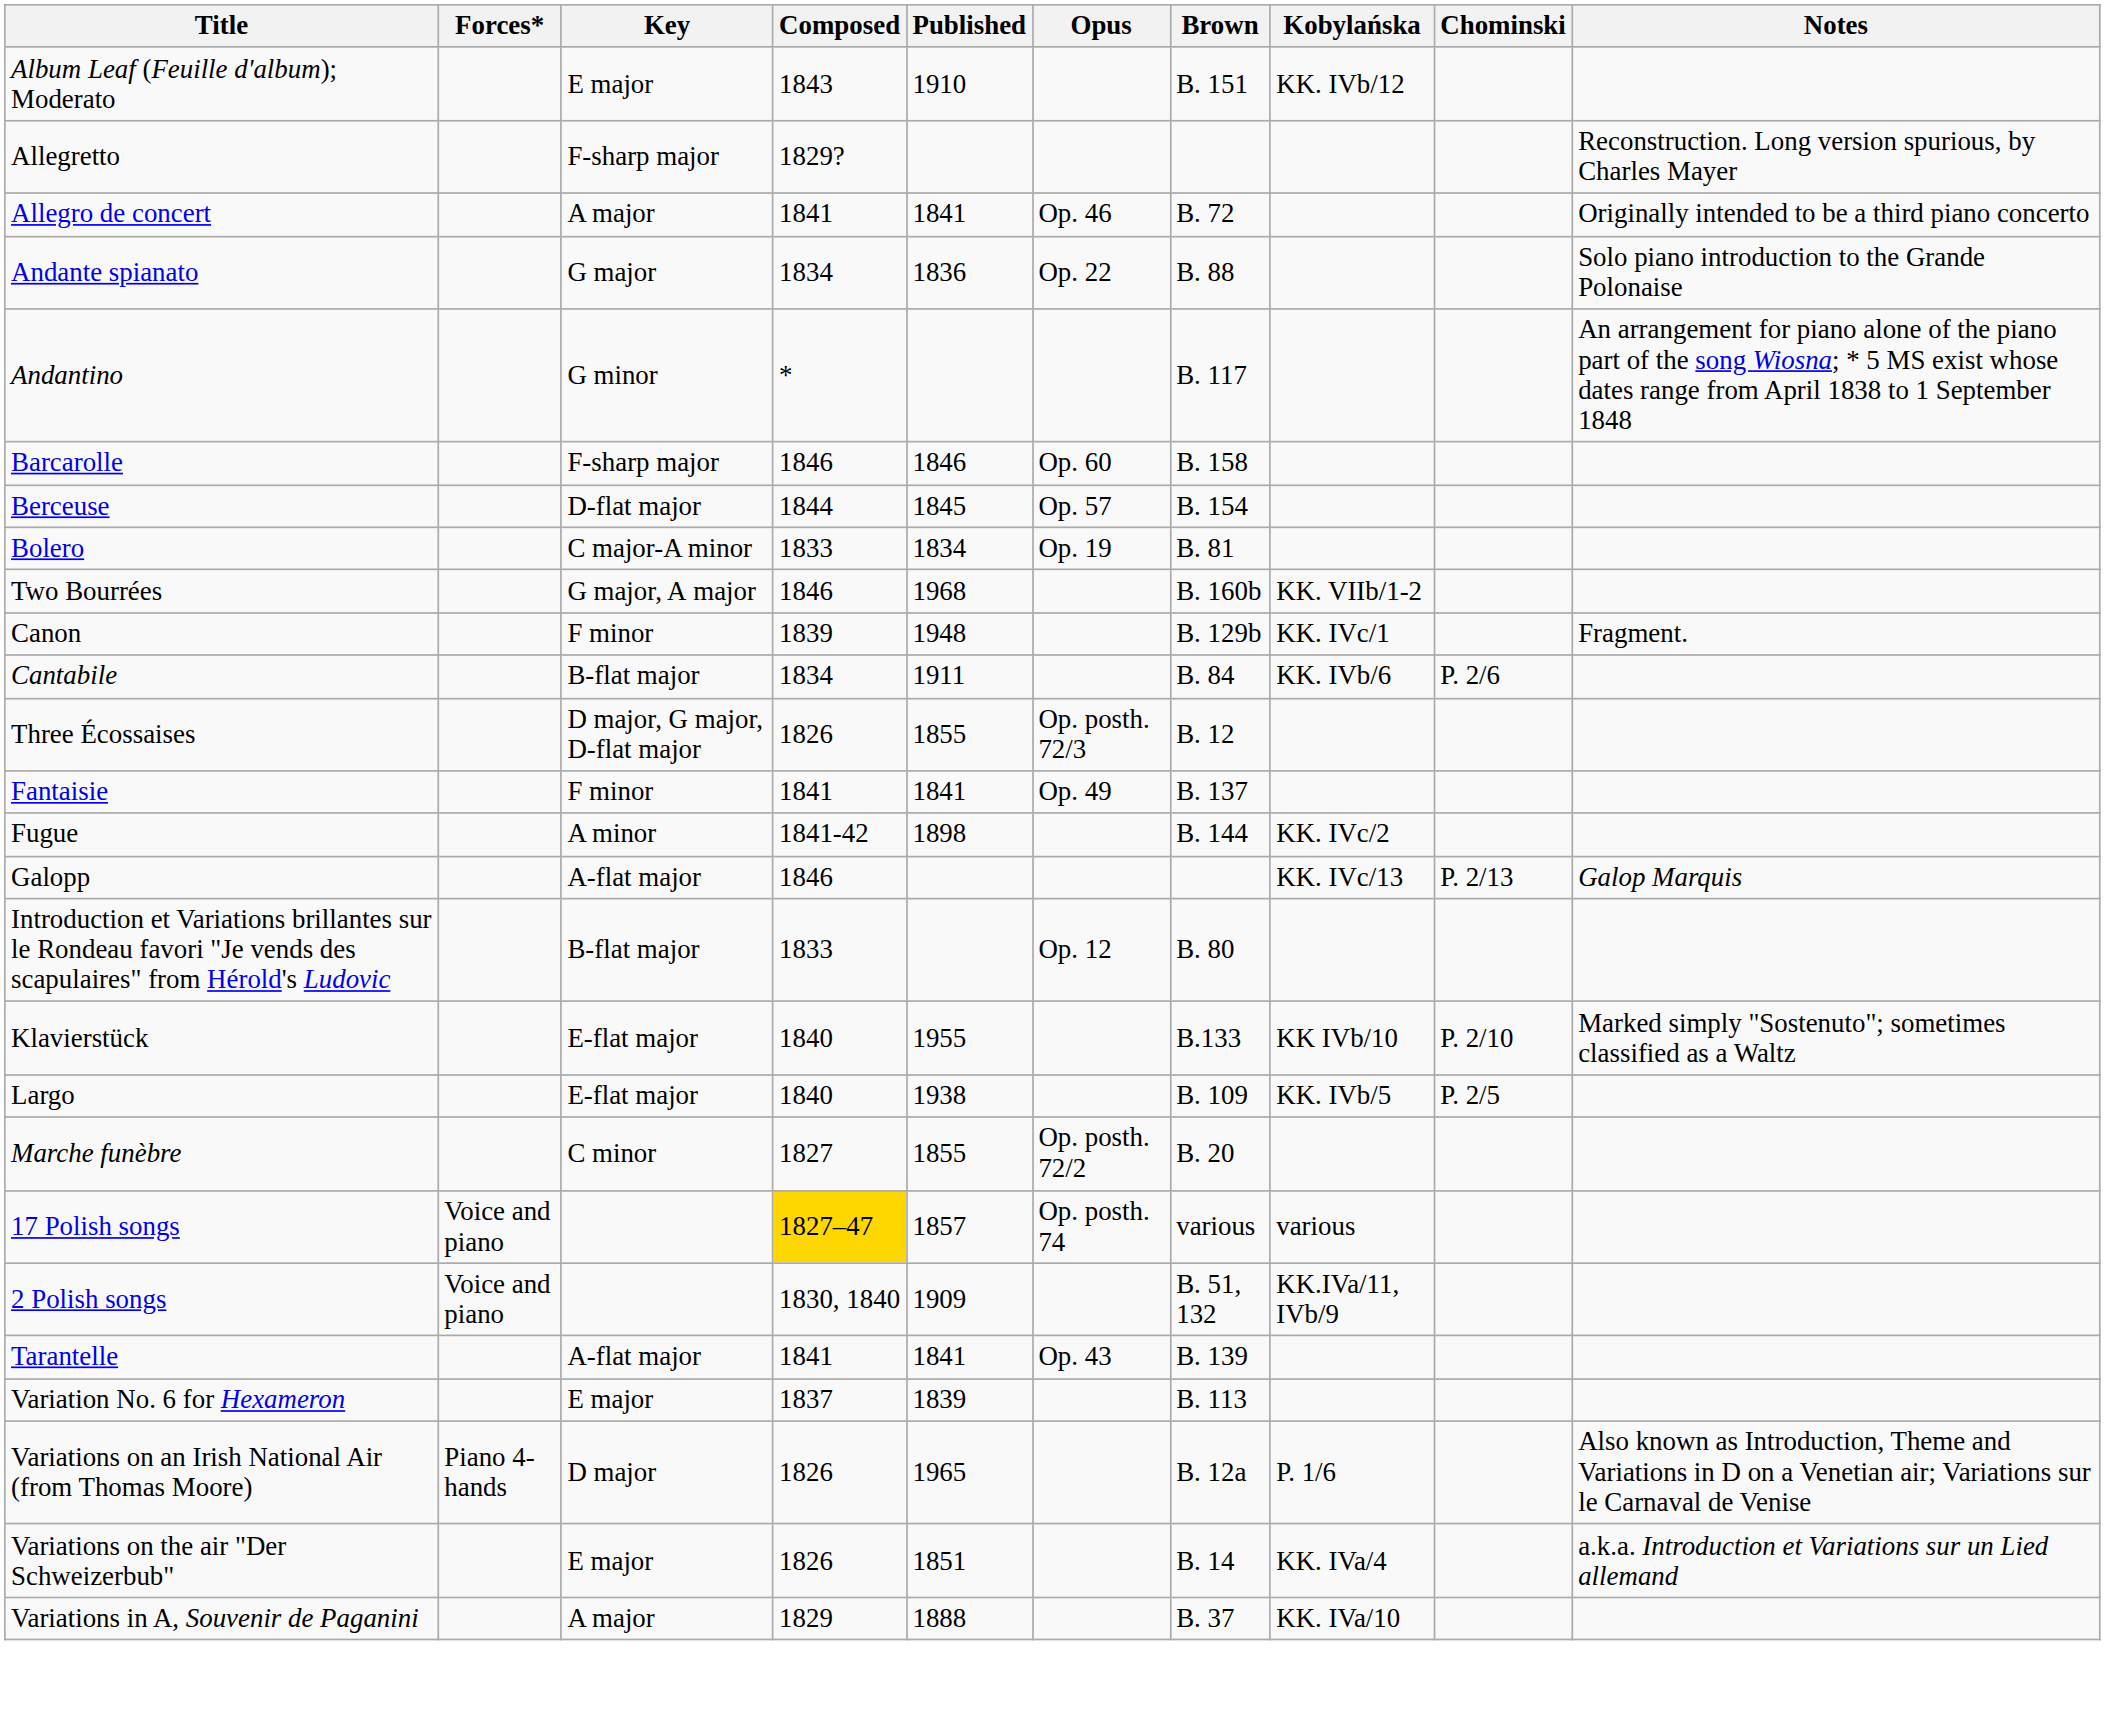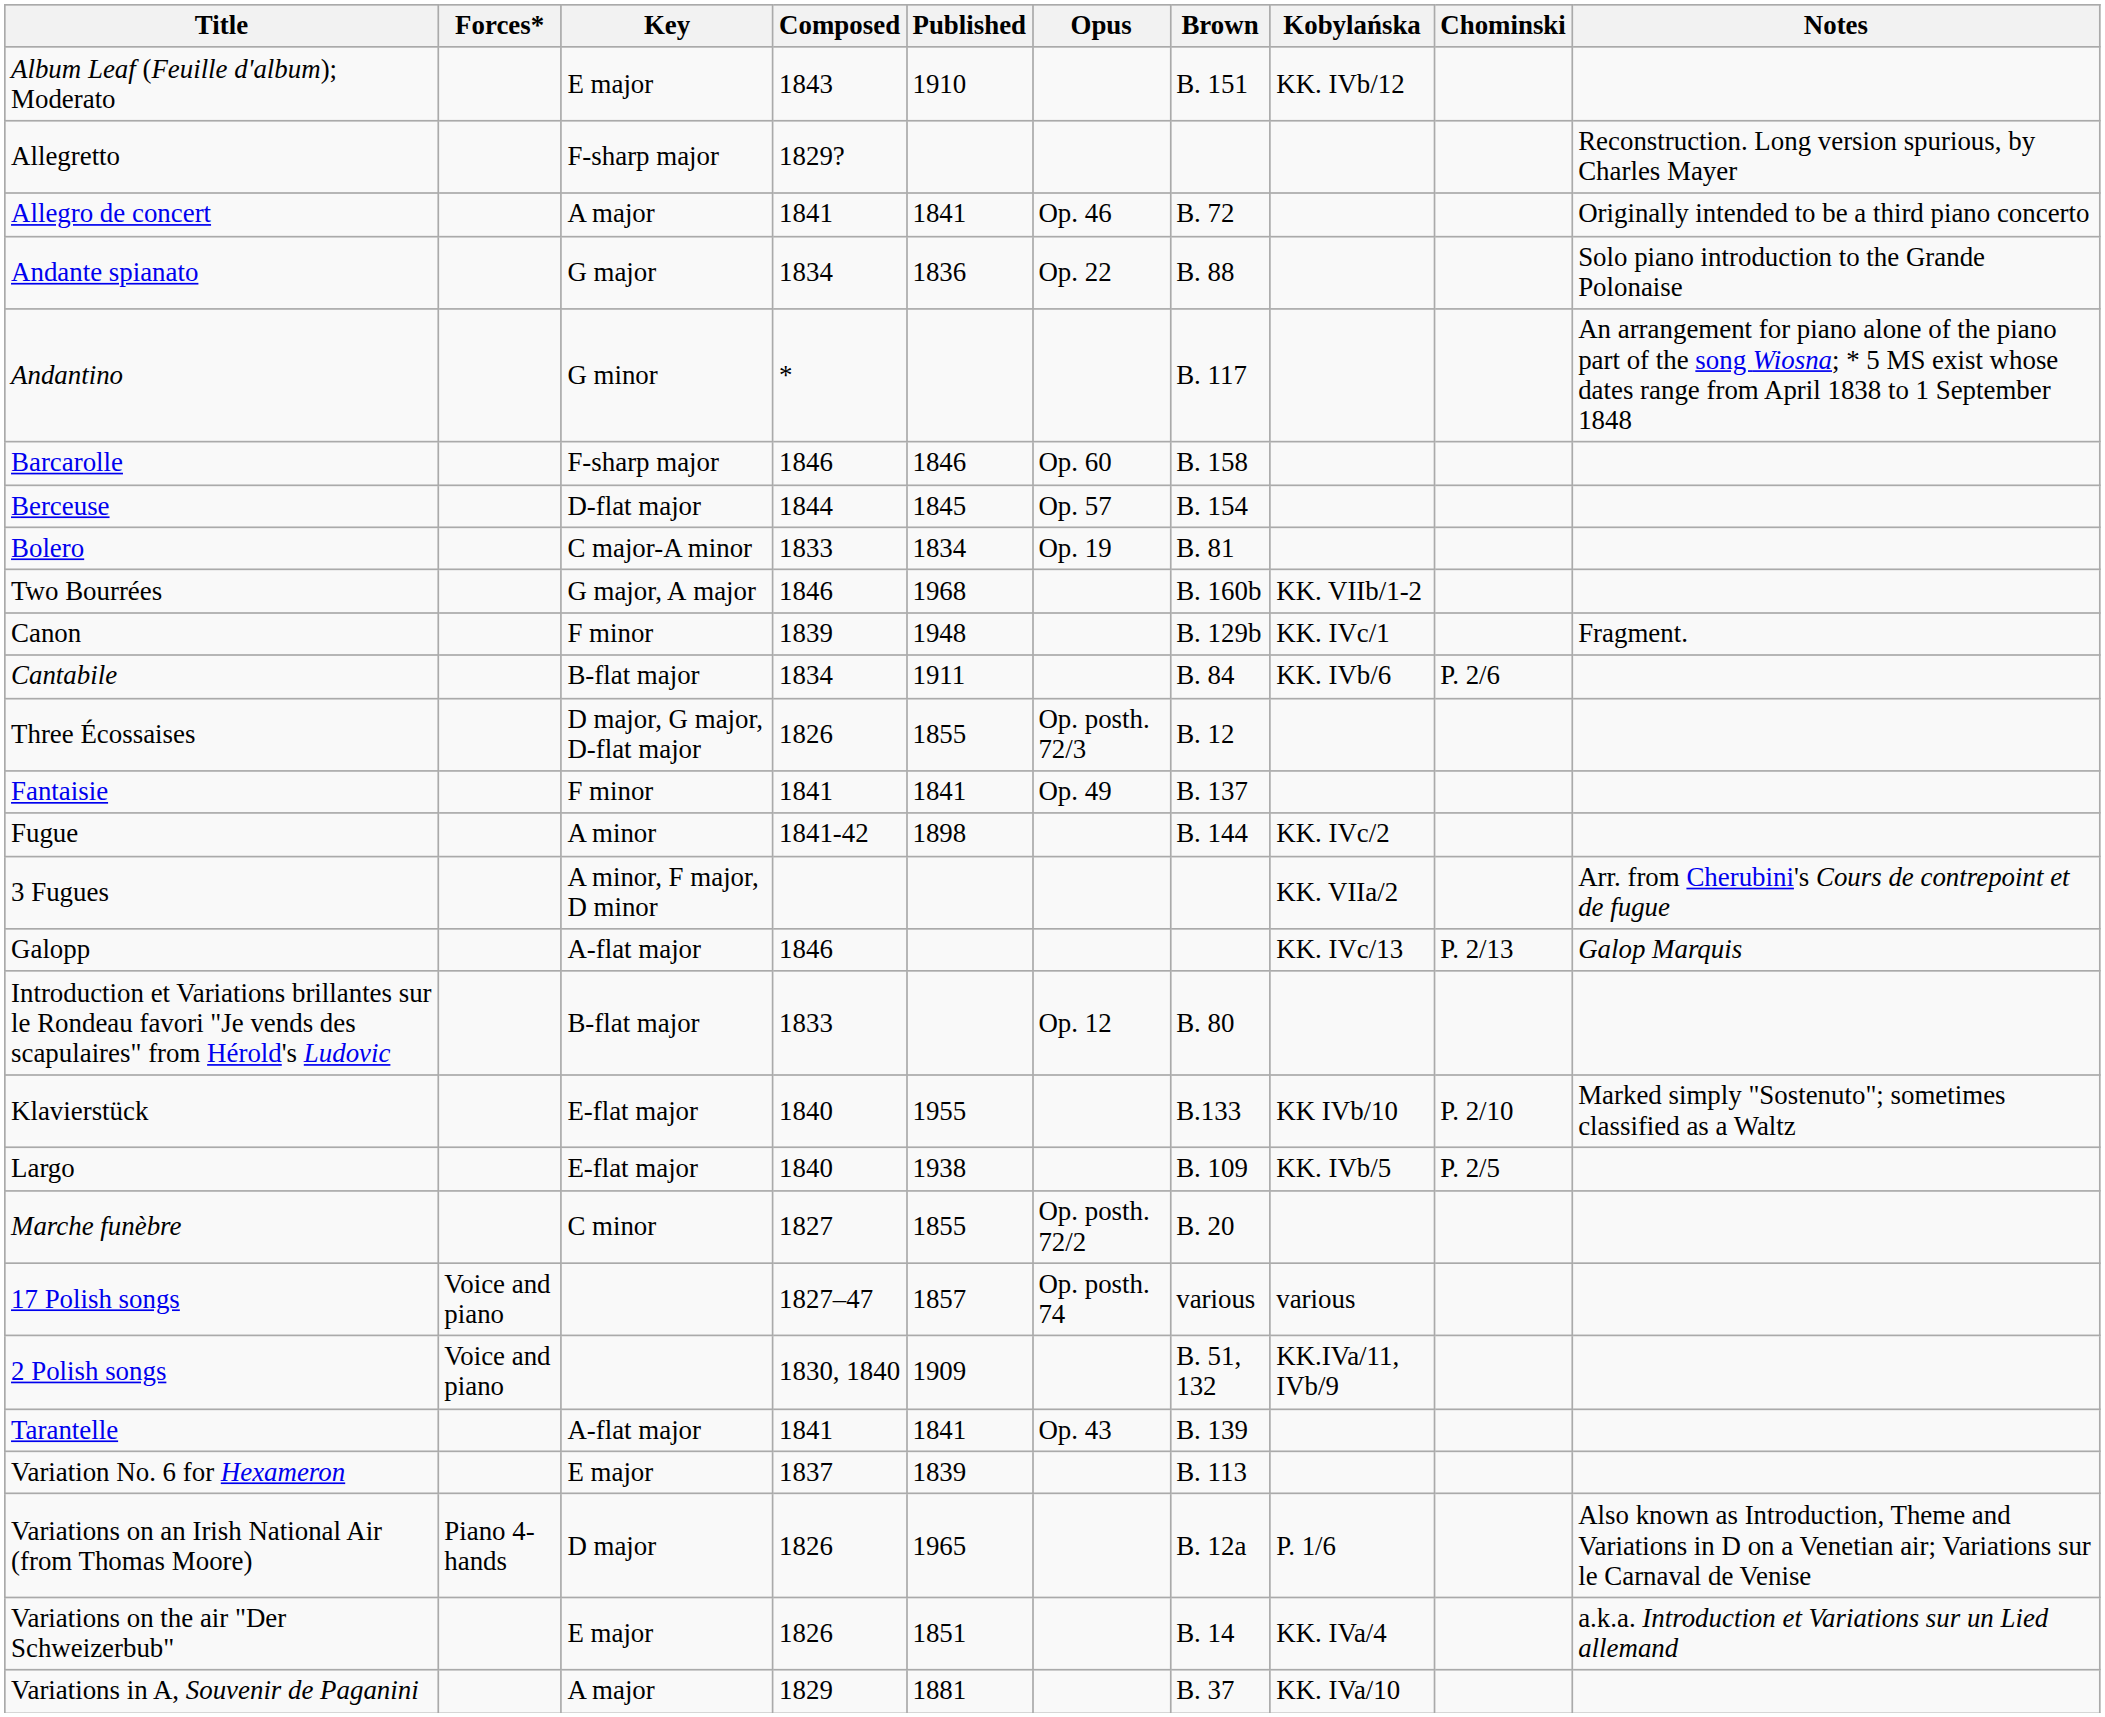+ row: (60, 892)
(826, 1226) gold background -> (826, 1299) no background
(939, 1618) 1888 -> (939, 1690) 1881
